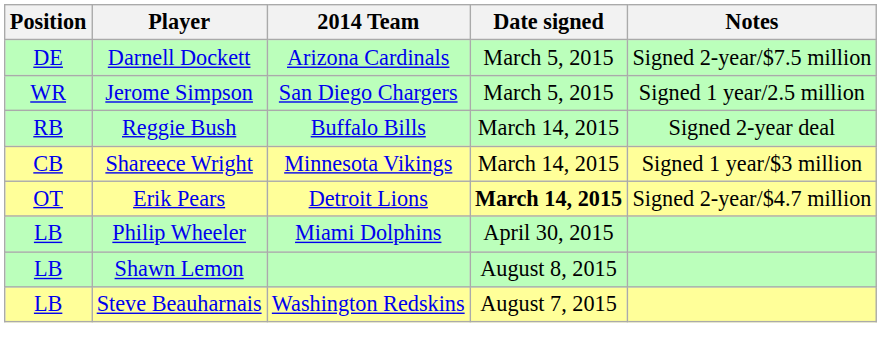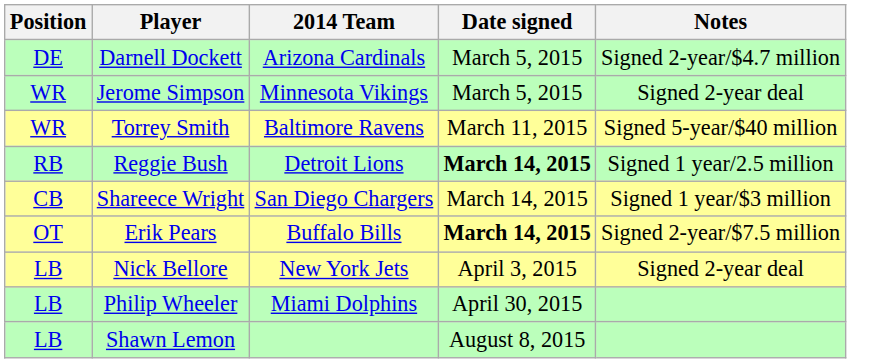(752, 57) Signed 2-year/$7.5 million -> (721, 57) Signed 2-year/$4.7 million
(368, 92) San Diego Chargers -> (344, 92) Minnesota Vikings
(752, 92) Signed 1 year/2.5 million -> (721, 92) Signed 2-year deal
+ row: (171, 127)
(368, 127) Buffalo Bills -> (344, 163) Detroit Lions
(549, 127) normal -> (517, 163) bold
(752, 127) Signed 2-year deal -> (721, 163) Signed 1 year/2.5 million
(368, 163) Minnesota Vikings -> (344, 198) San Diego Chargers
(368, 198) Detroit Lions -> (344, 233) Buffalo Bills
(752, 198) Signed 2-year/$4.7 million -> (721, 233) Signed 2-year/$7.5 million
+ row: (171, 269)
- row: (179, 304)
